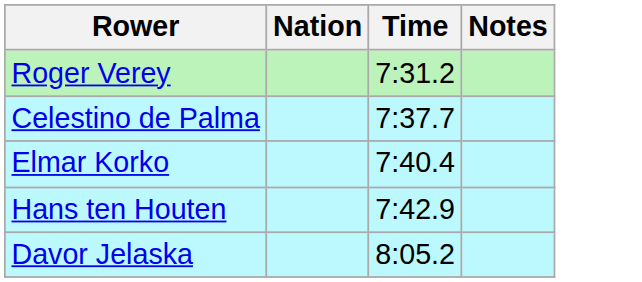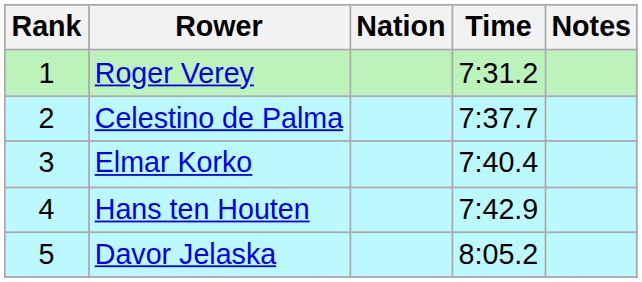+ column: (47, 27)
